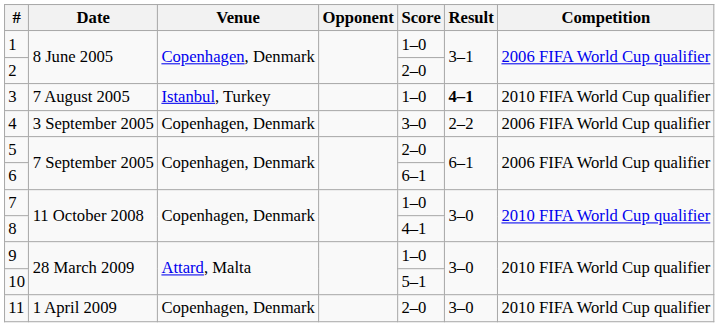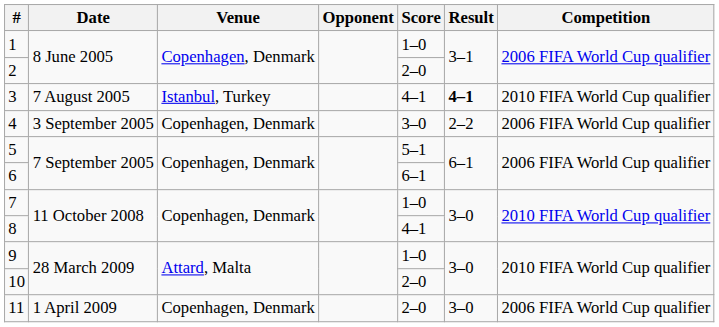(414, 96) 1–0 -> (414, 96) 4–1
(414, 149) 2–0 -> (414, 149) 5–1
(414, 281) 5–1 -> (414, 281) 2–0
(606, 307) 2010 FIFA World Cup qualifier -> (606, 307) 2006 FIFA World Cup qualifier
